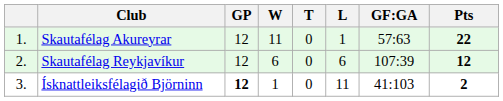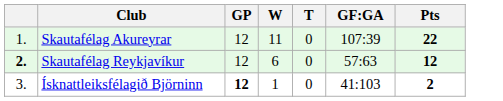- column: (342, 15)
(394, 38) 57:63 -> (360, 38) 107:39
(21, 61) normal -> (21, 61) bold
(394, 61) 107:39 -> (360, 61) 57:63
